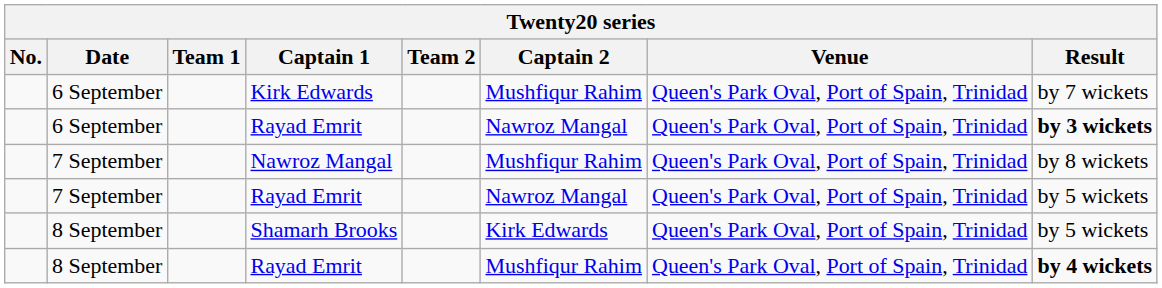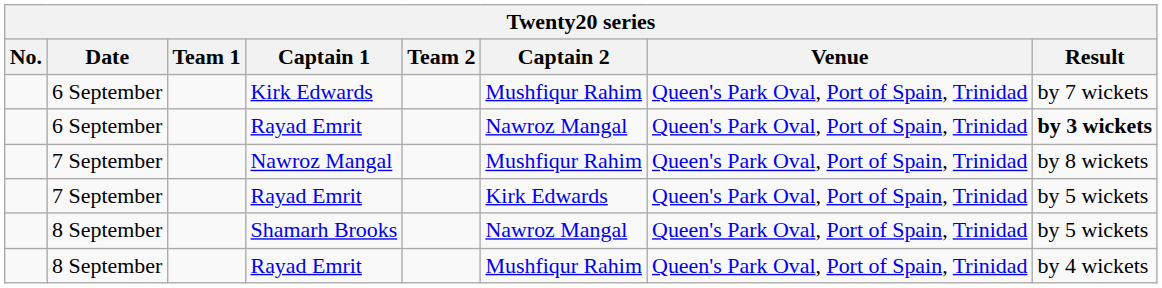(556, 195) Nawroz Mangal -> (547, 195) Kirk Edwards
(547, 230) Kirk Edwards -> (556, 230) Nawroz Mangal
(1095, 265) bold -> (1093, 265) normal
